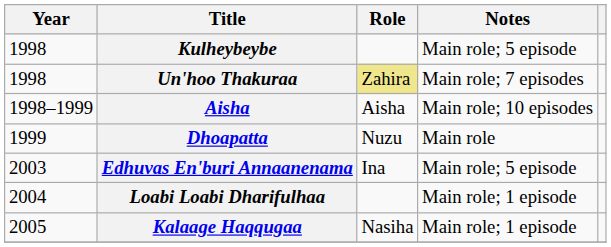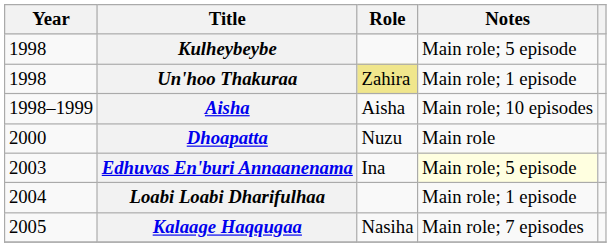(503, 78) Main role; 7 episodes -> (499, 78) Main role; 1 episode
(28, 138) 1999 -> (28, 138) 2000
(499, 167) no background -> (499, 167) lightyellow background
(499, 227) Main role; 1 episode -> (503, 227) Main role; 7 episodes
